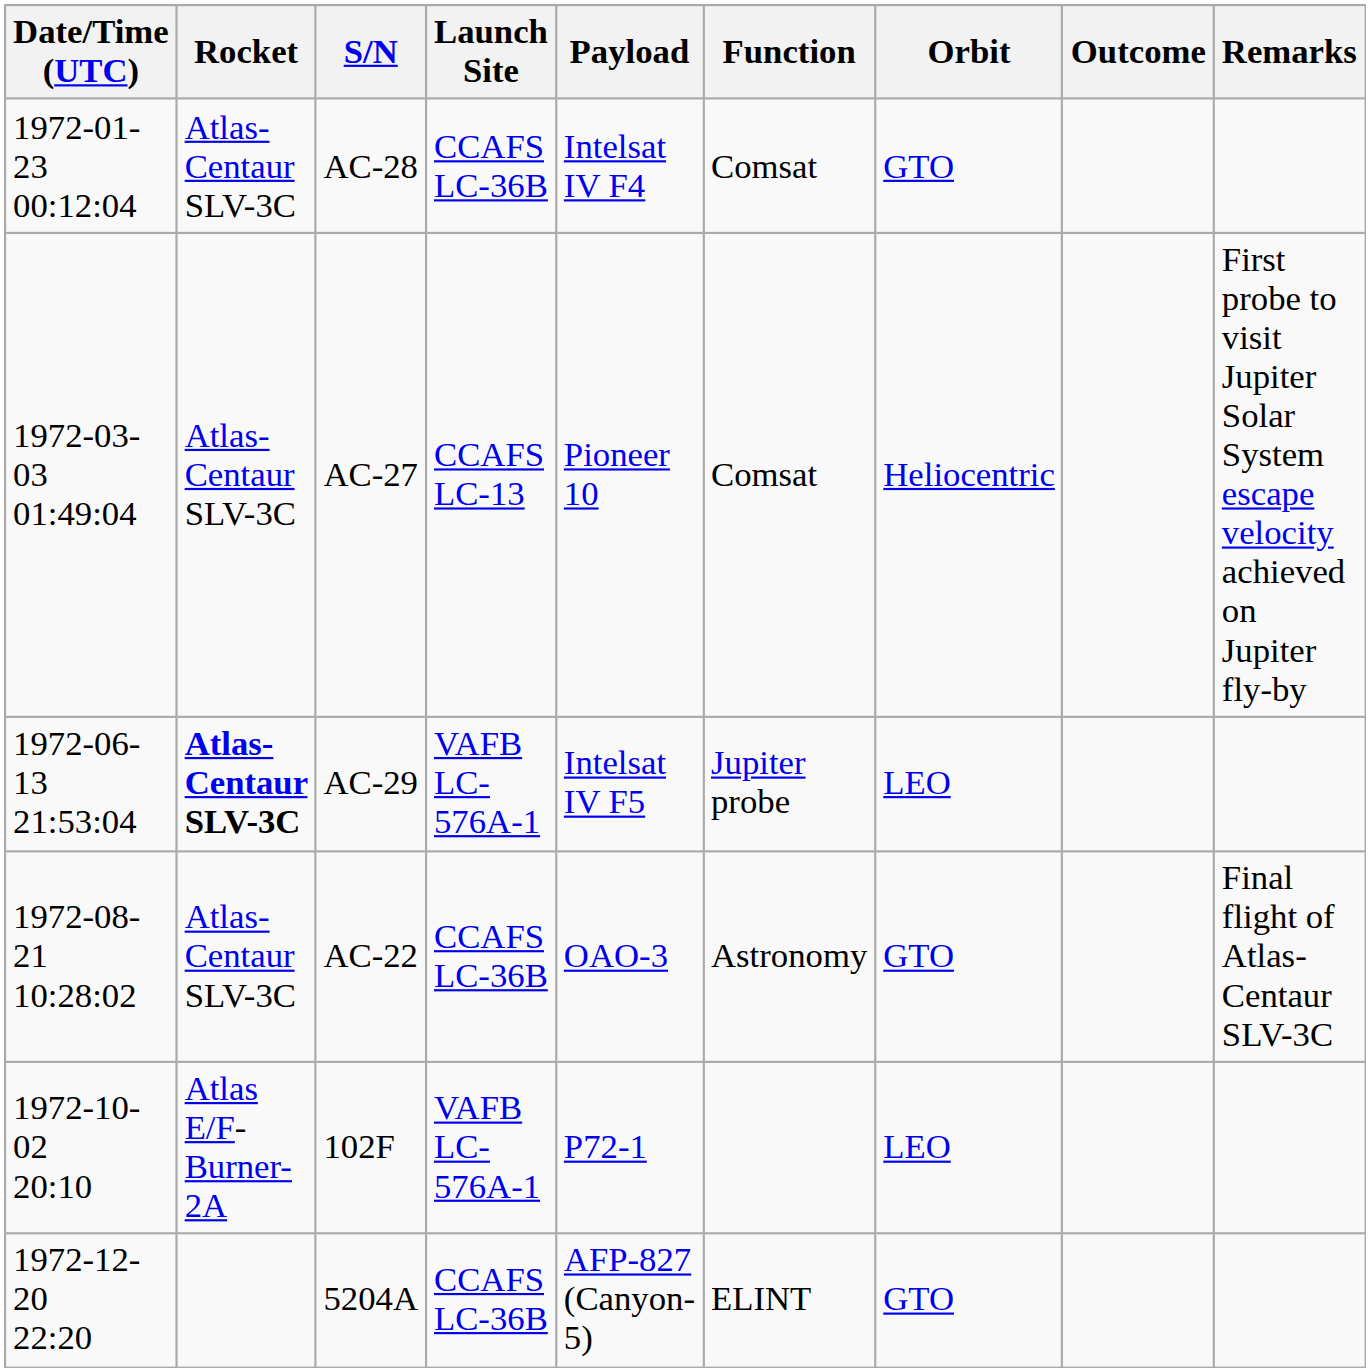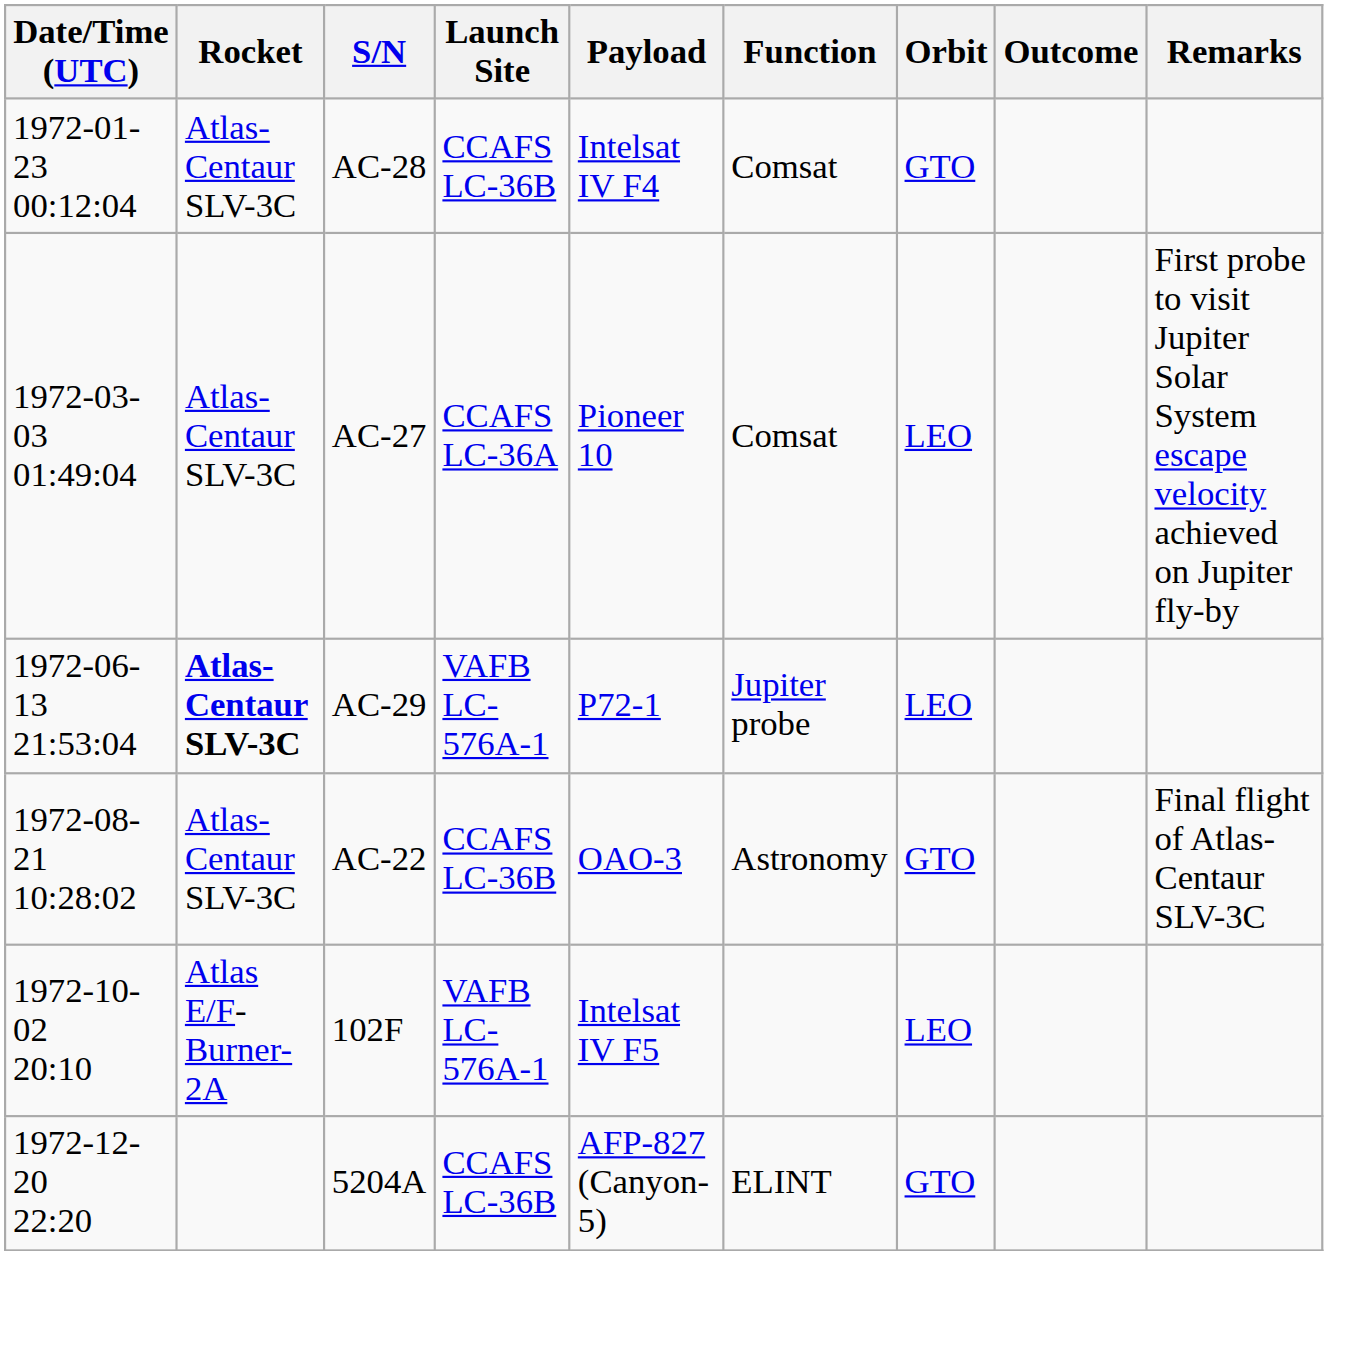(489, 474) CCAFS LC-13 -> (500, 435) CCAFS LC-36A
(969, 474) Heliocentric -> (938, 435) LEO
(615, 783) Intelsat IV F5 -> (619, 705) P72-1
(605, 1147) P72-1 -> (629, 1029) Intelsat IV F5
